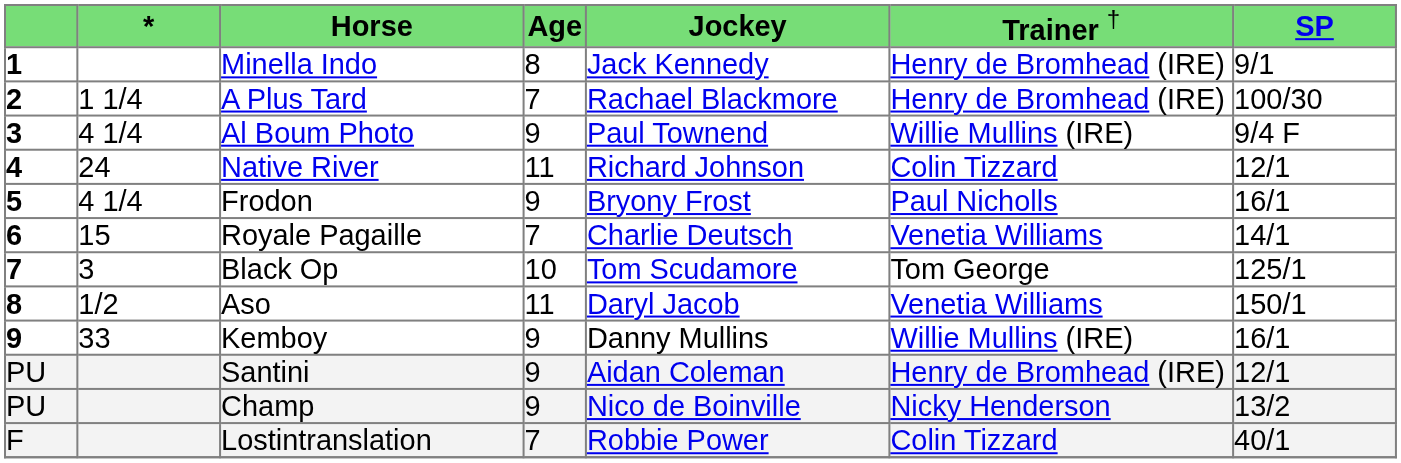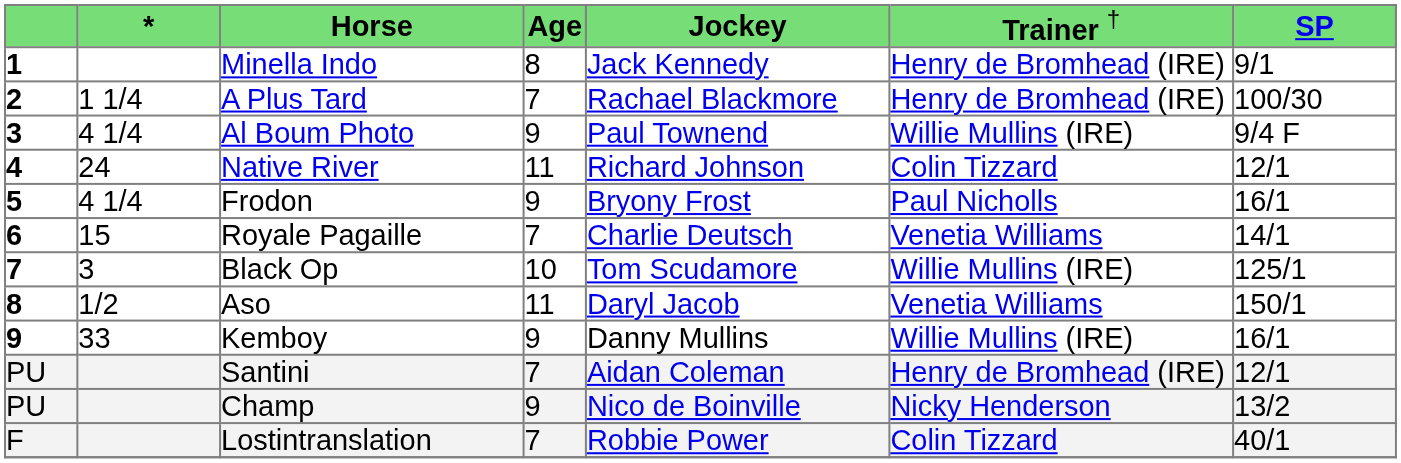(970, 269) Tom George -> (1012, 269) Willie Mullins (IRE)
(533, 371) 9 -> (533, 371) 7
